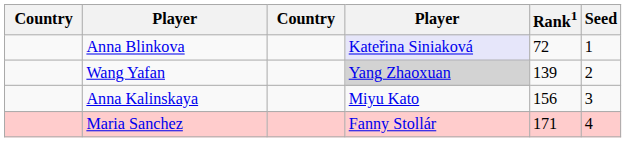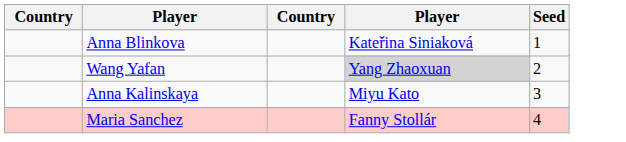- column: (555, 19)
(411, 47) lavender background -> (411, 42) no background
